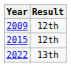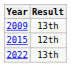(48, 26) 12th -> (48, 26) 13th
